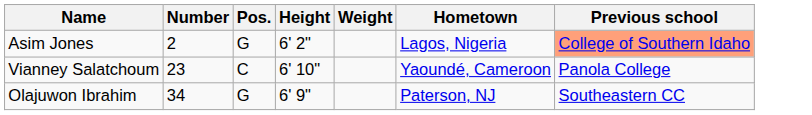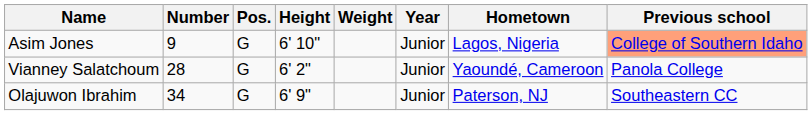+ column: (423, 17)
(171, 43) 2 -> (171, 43) 9
(295, 43) 6' 2" -> (300, 43) 6' 10"
(176, 69) 23 -> (176, 69) 28
(243, 69) C -> (243, 69) G
(300, 69) 6' 10" -> (295, 69) 6' 2"
